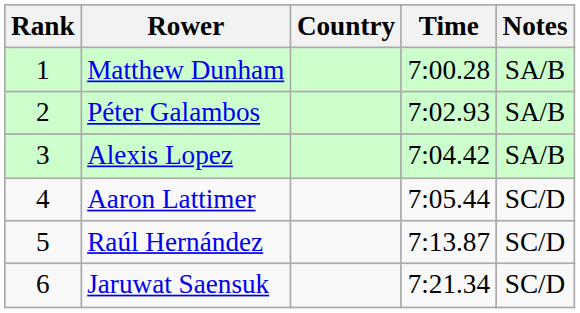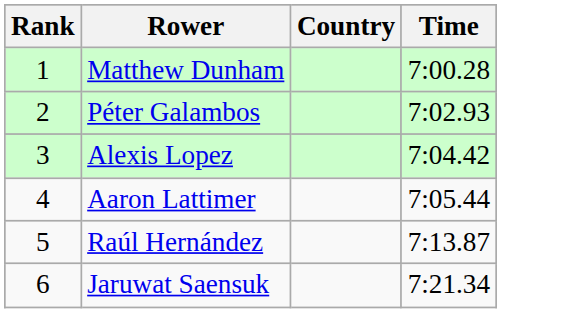- column: (535, 26)
